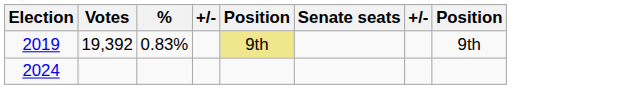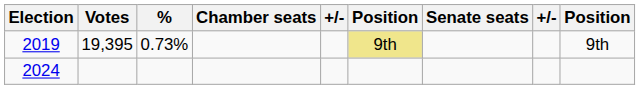+ column: (256, 17)
(107, 44) 19,392 -> (107, 44) 19,395
(164, 44) 0.83% -> (164, 44) 0.73%
